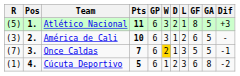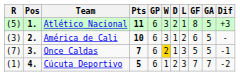(195, 64) 6 -> (195, 64) 7
(209, 64) 8 -> (209, 64) 7
